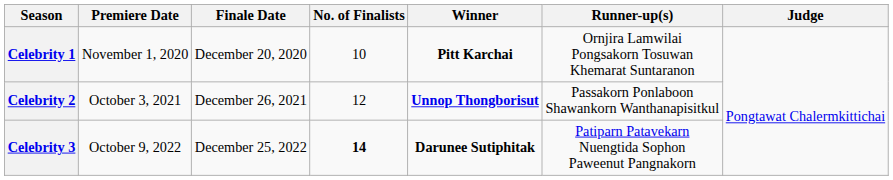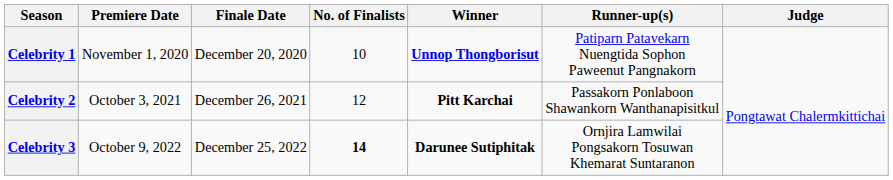(475, 54) Pitt Karchai -> (475, 54) Unnop Thongborisut
(632, 54) Ornjira Lamwilai Pongsakorn Tosuwan Khemarat Suntaranon -> (632, 54) Patiparn Patavekarn Nuengtida Sophon Paweenut Pangnakorn
(475, 101) Unnop Thongborisut -> (475, 101) Pitt Karchai
(632, 147) Patiparn Patavekarn Nuengtida Sophon Paweenut Pangnakorn -> (632, 147) Ornjira Lamwilai Pongsakorn Tosuwan Khemarat Suntaranon
